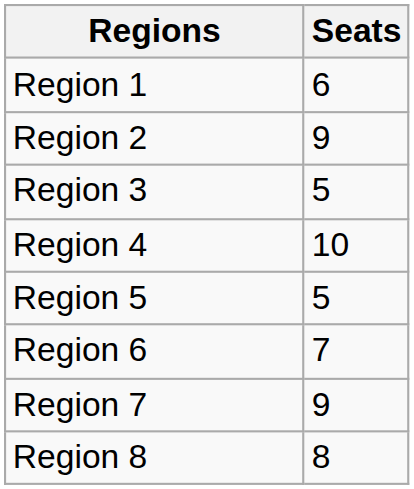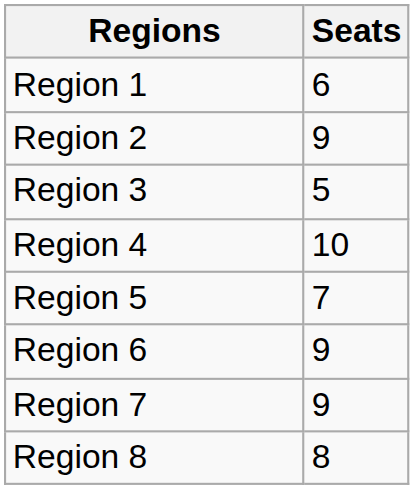(321, 297) 5 -> (321, 297) 7
(321, 350) 7 -> (321, 350) 9
